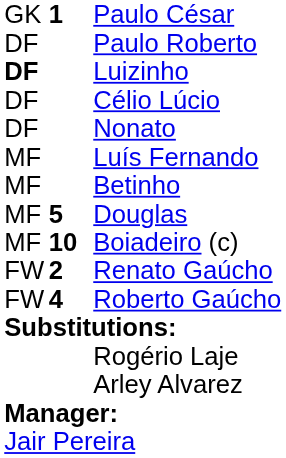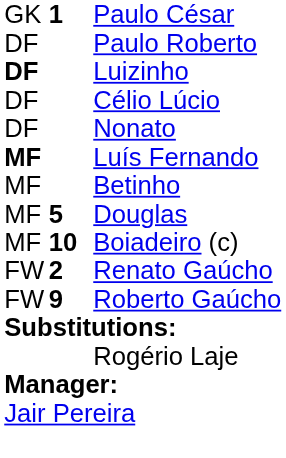(23, 157) normal -> (23, 157) bold
(56, 299) 4 -> (56, 299) 9
- row: (168, 384)
